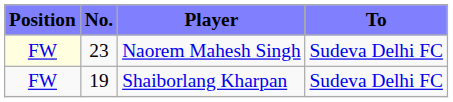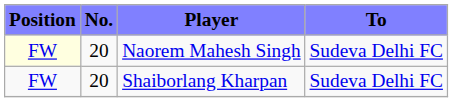(99, 50) 23 -> (99, 50) 20
(99, 81) 19 -> (99, 81) 20
